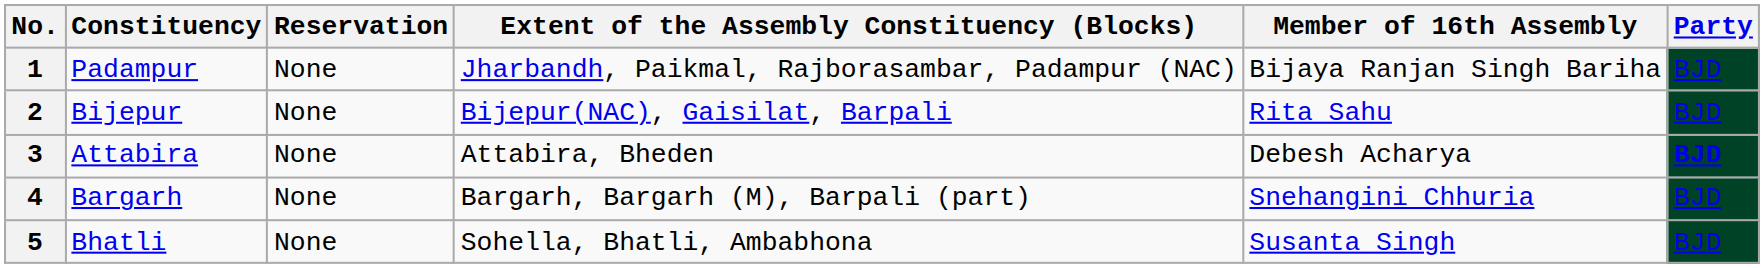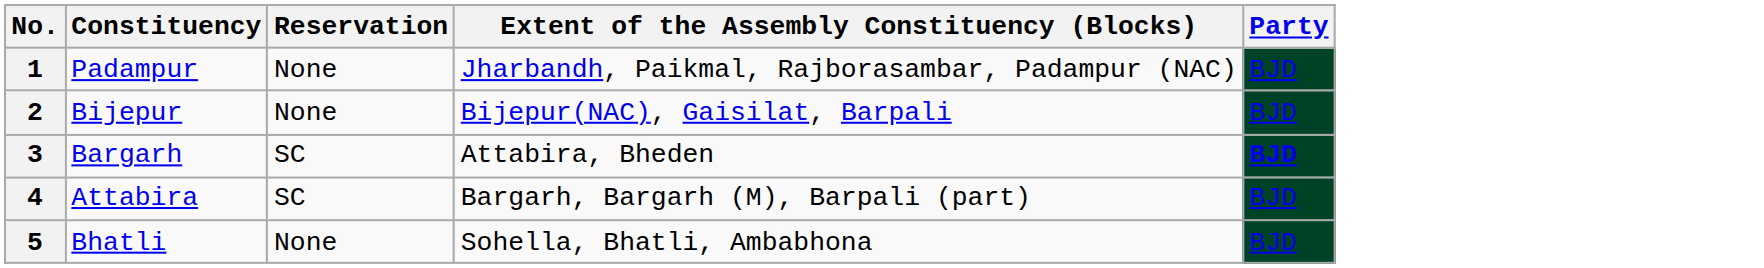- column: (1455, 27)
(135, 156) Attabira -> (127, 156) Bargarh
(306, 156) None -> (290, 156) SC
(127, 199) Bargarh -> (135, 199) Attabira
(306, 199) None -> (290, 199) SC
